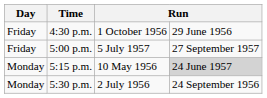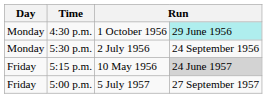(22, 31) Friday -> (26, 31) Monday
(202, 31) no background -> (202, 31) paleturquoise background
rows swapped: (71, 84) <-> (71, 48)
(26, 66) Monday -> (22, 66) Friday
